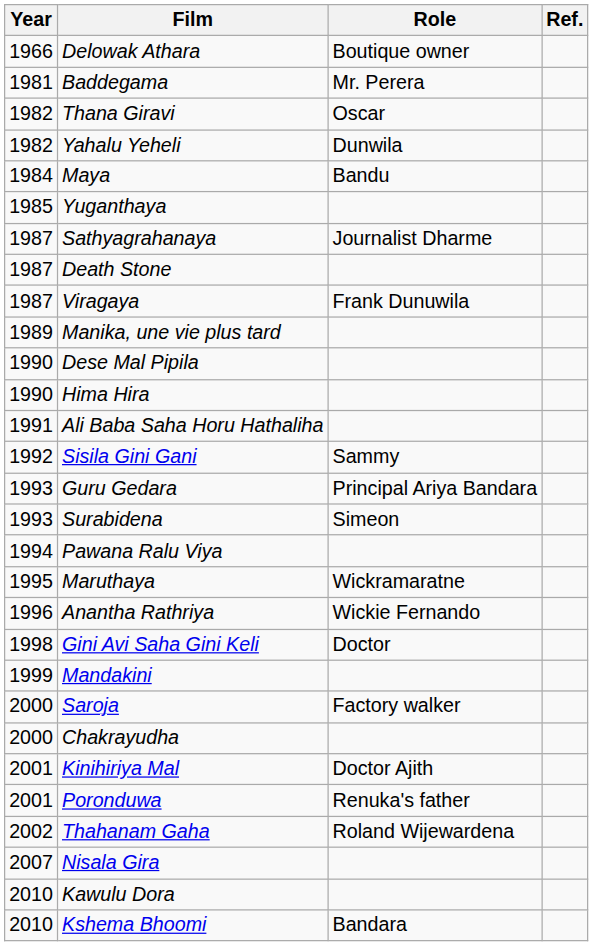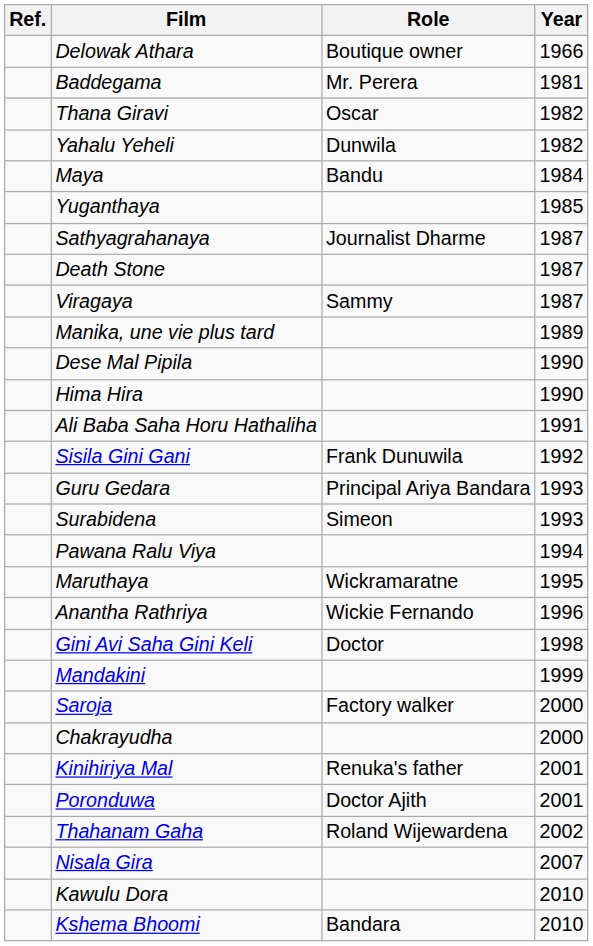columns swapped: (31, 20) <-> (565, 20)
(401, 301) Frank Dunuwila -> (359, 301) Sammy
(366, 457) Sammy -> (394, 457) Frank Dunuwila
(383, 769) Doctor Ajith -> (395, 769) Renuka's father
(401, 800) Renuka's father -> (376, 800) Doctor Ajith
